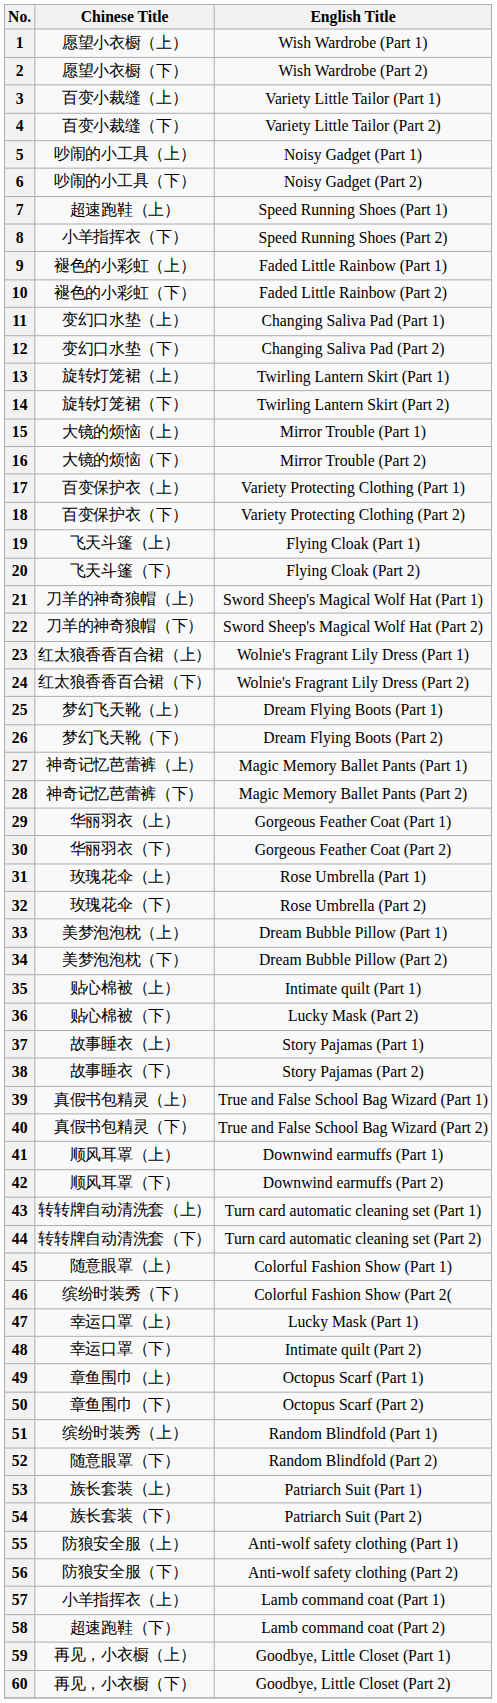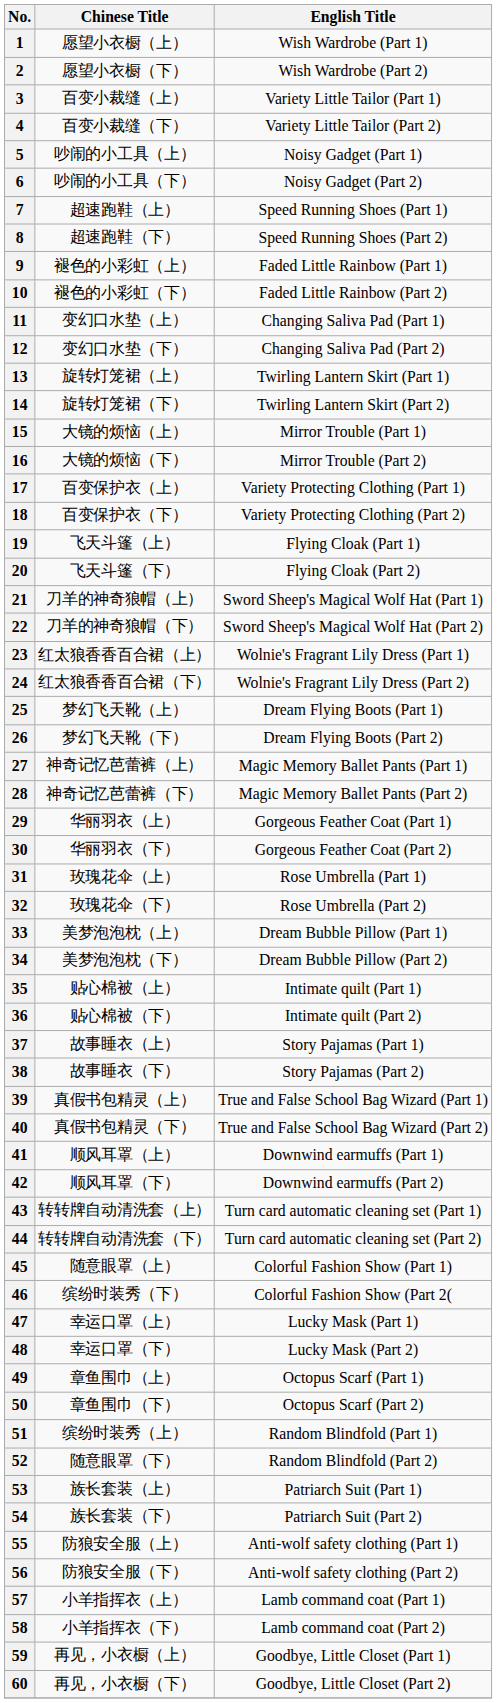(125, 237) 小羊指挥衣（下） -> (125, 237) 超速跑鞋（下）
(353, 1016) Lucky Mask (Part 2) -> (353, 1016) Intimate quilt (Part 2)
(353, 1350) Intimate quilt (Part 2) -> (353, 1350) Lucky Mask (Part 2)
(125, 1627) 超速跑鞋（下） -> (125, 1627) 小羊指挥衣（下）
